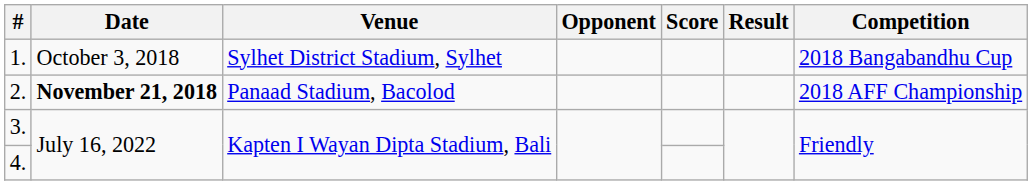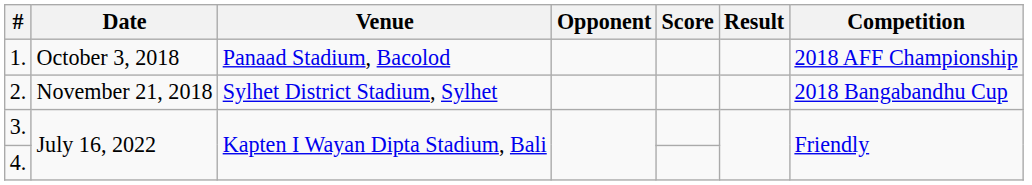(365, 57) Sylhet District Stadium, Sylhet -> (336, 57) Panaad Stadium, Bacolod
(906, 57) 2018 Bangabandhu Cup -> (906, 57) 2018 AFF Championship
(127, 92) bold -> (125, 92) normal
(341, 92) Panaad Stadium, Bacolod -> (360, 92) Sylhet District Stadium, Sylhet
(911, 92) 2018 AFF Championship -> (901, 92) 2018 Bangabandhu Cup
